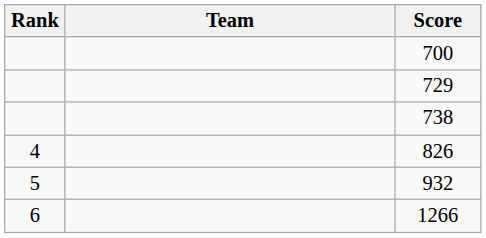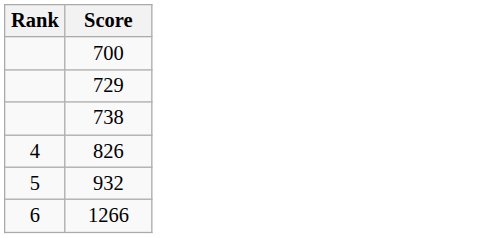- column: (230, 20)
